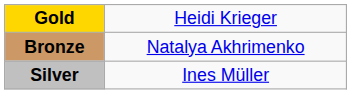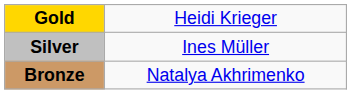rows swapped: (54, 74) <-> (54, 46)
